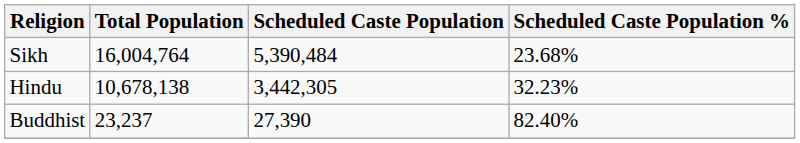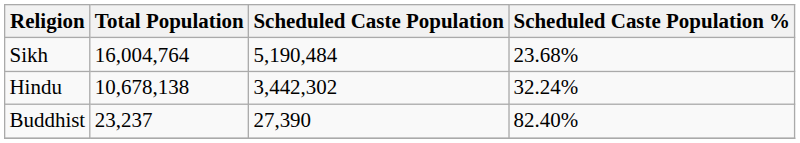(295, 54) 5,390,484 -> (295, 54) 5,190,484
(295, 87) 3,442,305 -> (295, 87) 3,442,302
(546, 87) 32.23% -> (546, 87) 32.24%
